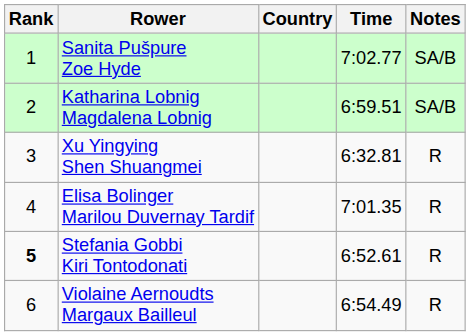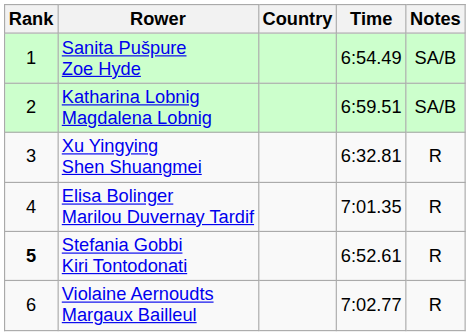(371, 58) 7:02.77 -> (371, 58) 6:54.49
(371, 305) 6:54.49 -> (371, 305) 7:02.77
